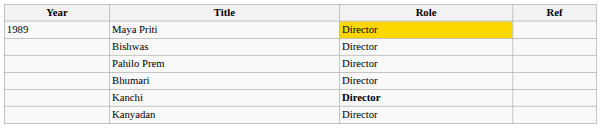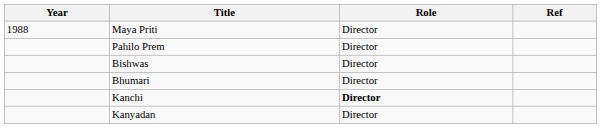(18, 30) 1989 -> (18, 30) 1988
(360, 30) gold background -> (360, 30) no background
rows swapped: (130, 47) <-> (138, 64)
